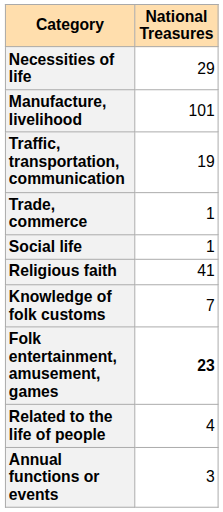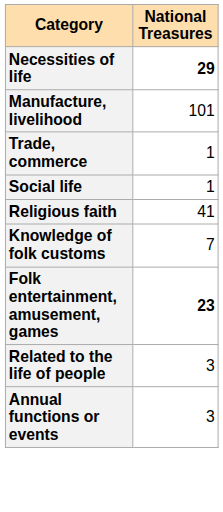(206, 68) normal -> (206, 68) bold
- row: (67, 162)
(210, 425) 4 -> (210, 365) 3
